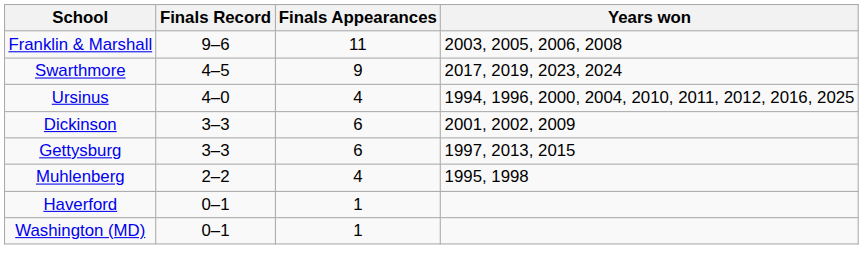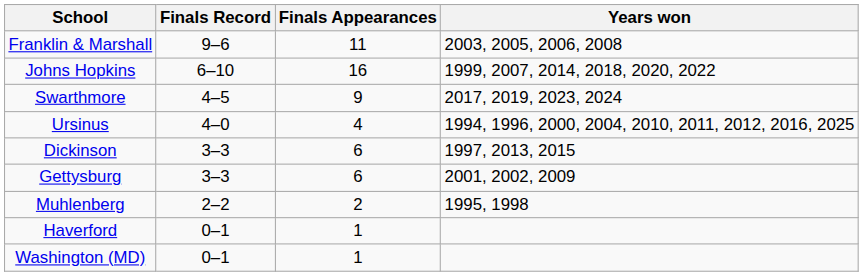+ row: (80, 71)
(510, 124) 2001, 2002, 2009 -> (510, 151) 1997, 2013, 2015
(510, 151) 1997, 2013, 2015 -> (510, 177) 2001, 2002, 2009
(358, 177) 4 -> (358, 204) 2
